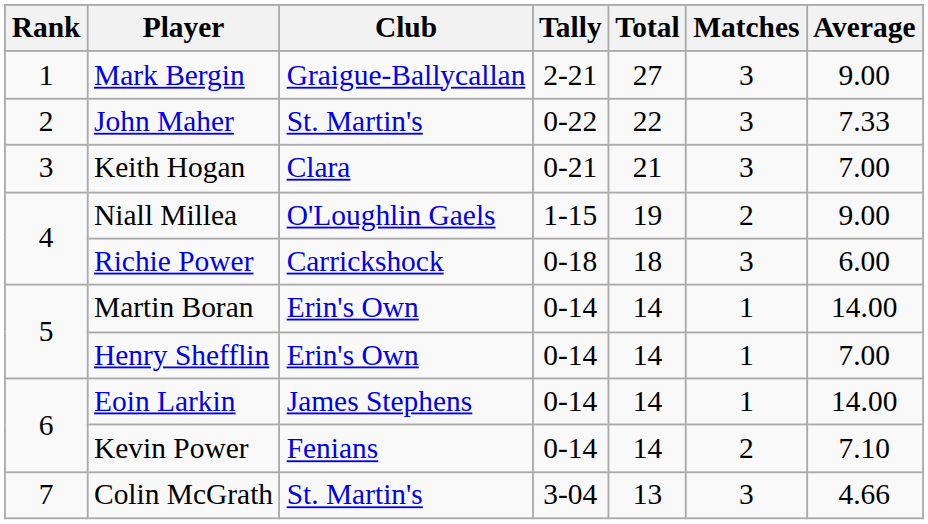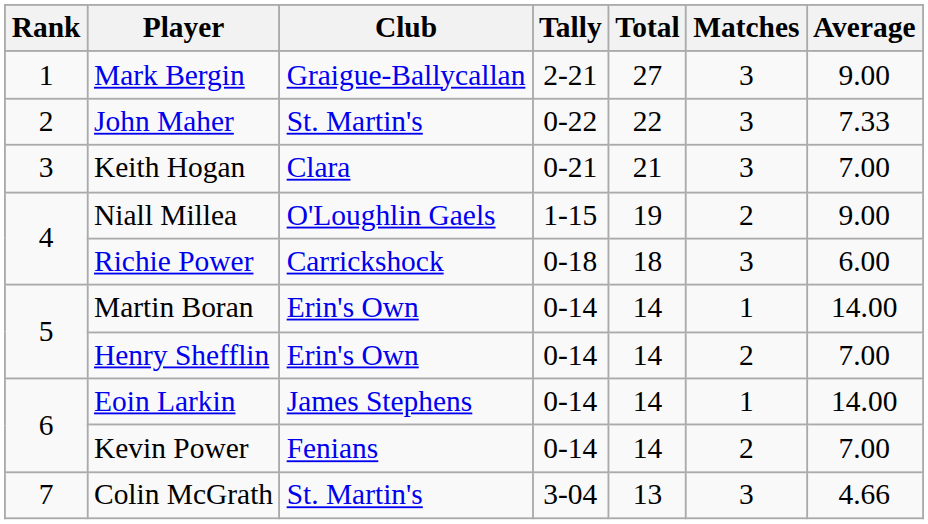(746, 354) 1 -> (746, 354) 2
(864, 448) 7.10 -> (864, 448) 7.00
